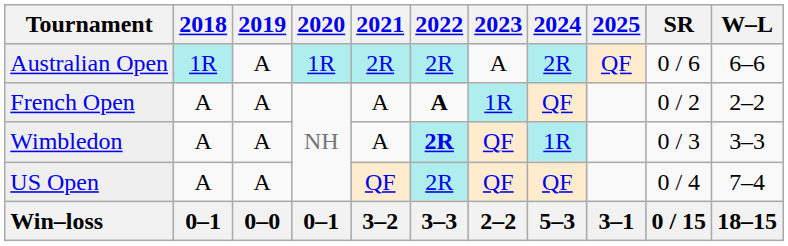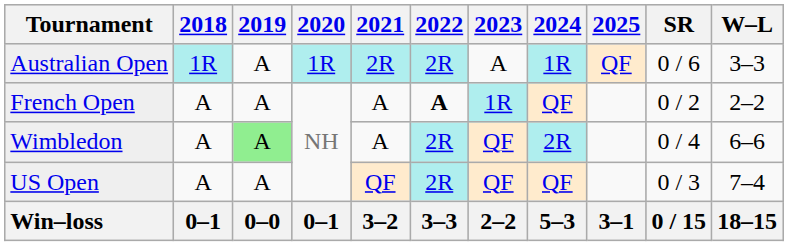(557, 63) 2R -> (557, 63) 1R
(747, 63) 6–6 -> (747, 63) 3–3
(262, 142) no background -> (262, 142) lightgreen background
(439, 142) bold -> (439, 142) normal
(557, 142) 1R -> (557, 142) 2R
(679, 142) 0 / 3 -> (679, 142) 0 / 4
(747, 142) 3–3 -> (747, 142) 6–6
(679, 181) 0 / 4 -> (679, 181) 0 / 3
